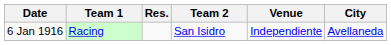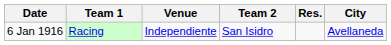columns swapped: (157, 13) <-> (286, 13)
